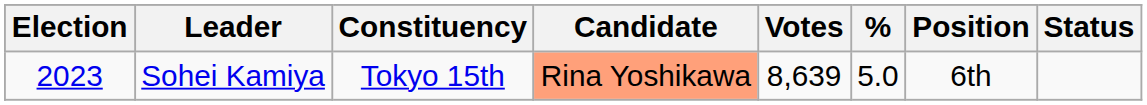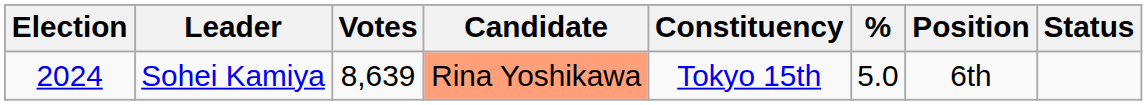columns swapped: (433, 28) <-> (804, 28)
(70, 75) 2023 -> (70, 75) 2024
